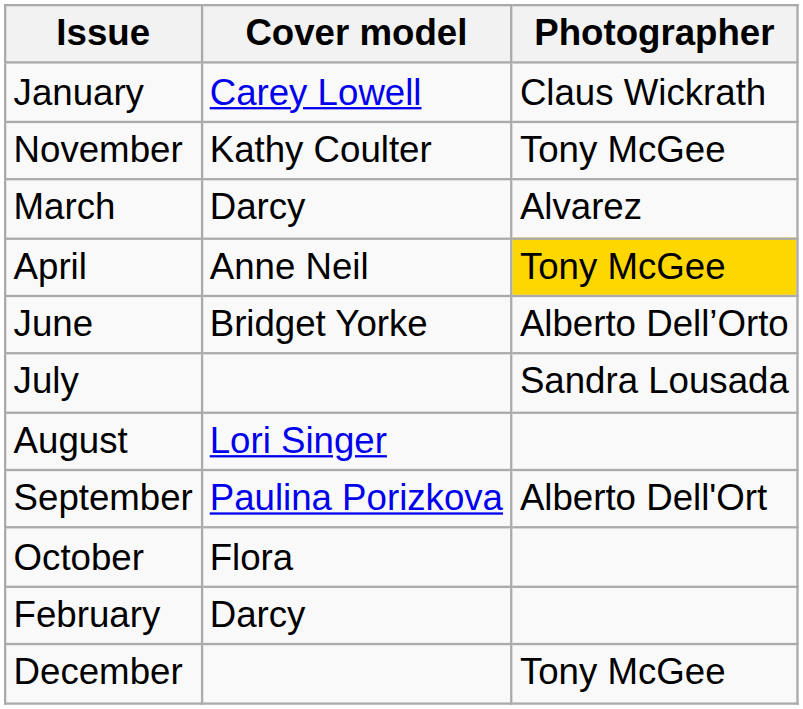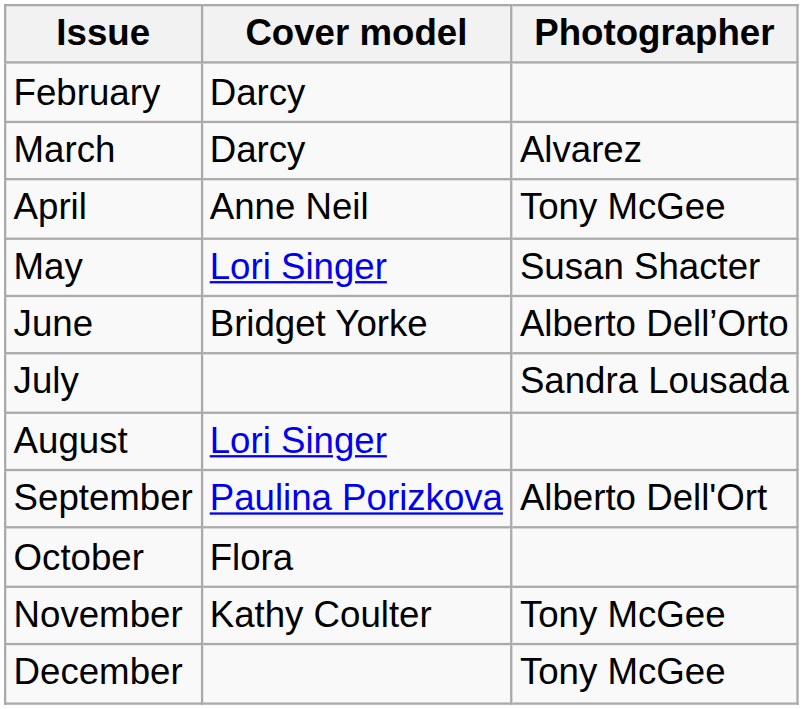- row: (79, 91)
rows swapped: (87, 614) <-> (98, 149)
(623, 265) gold background -> (623, 207) no background
+ row: (48, 265)
